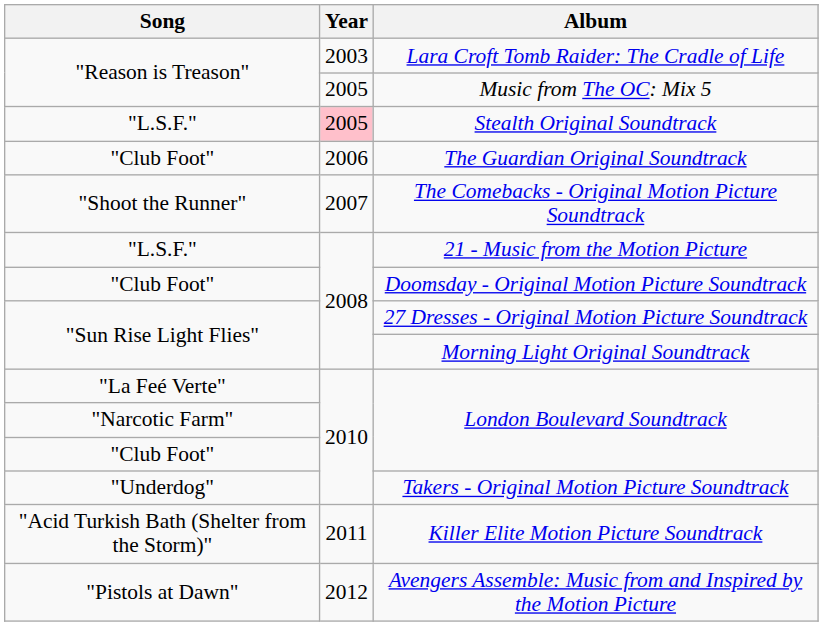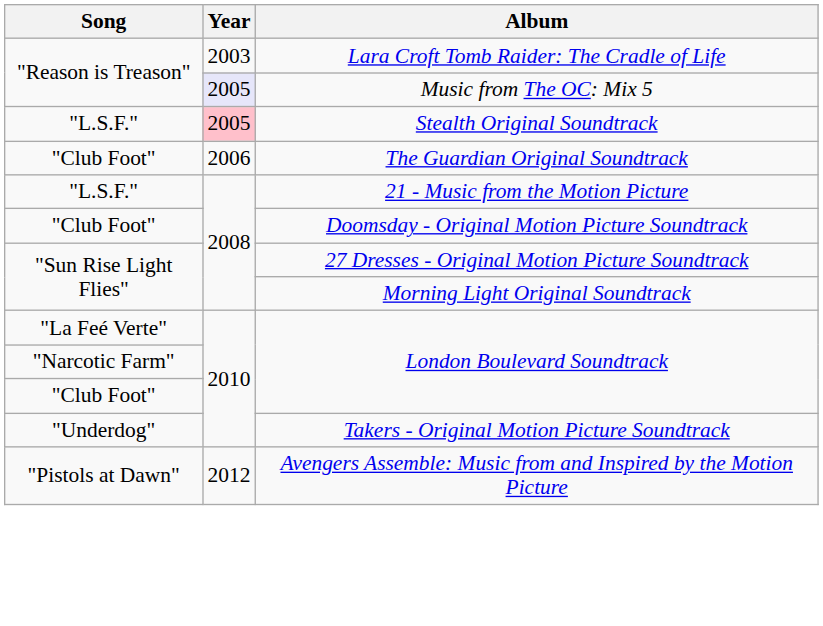(346, 89) no background -> (229, 89) lavender background
- row: (162, 203)
- row: (162, 533)
